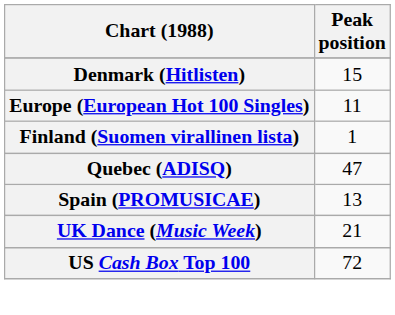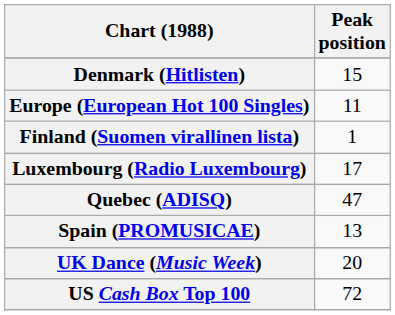+ row: (159, 168)
(352, 231) 21 -> (352, 262) 20
